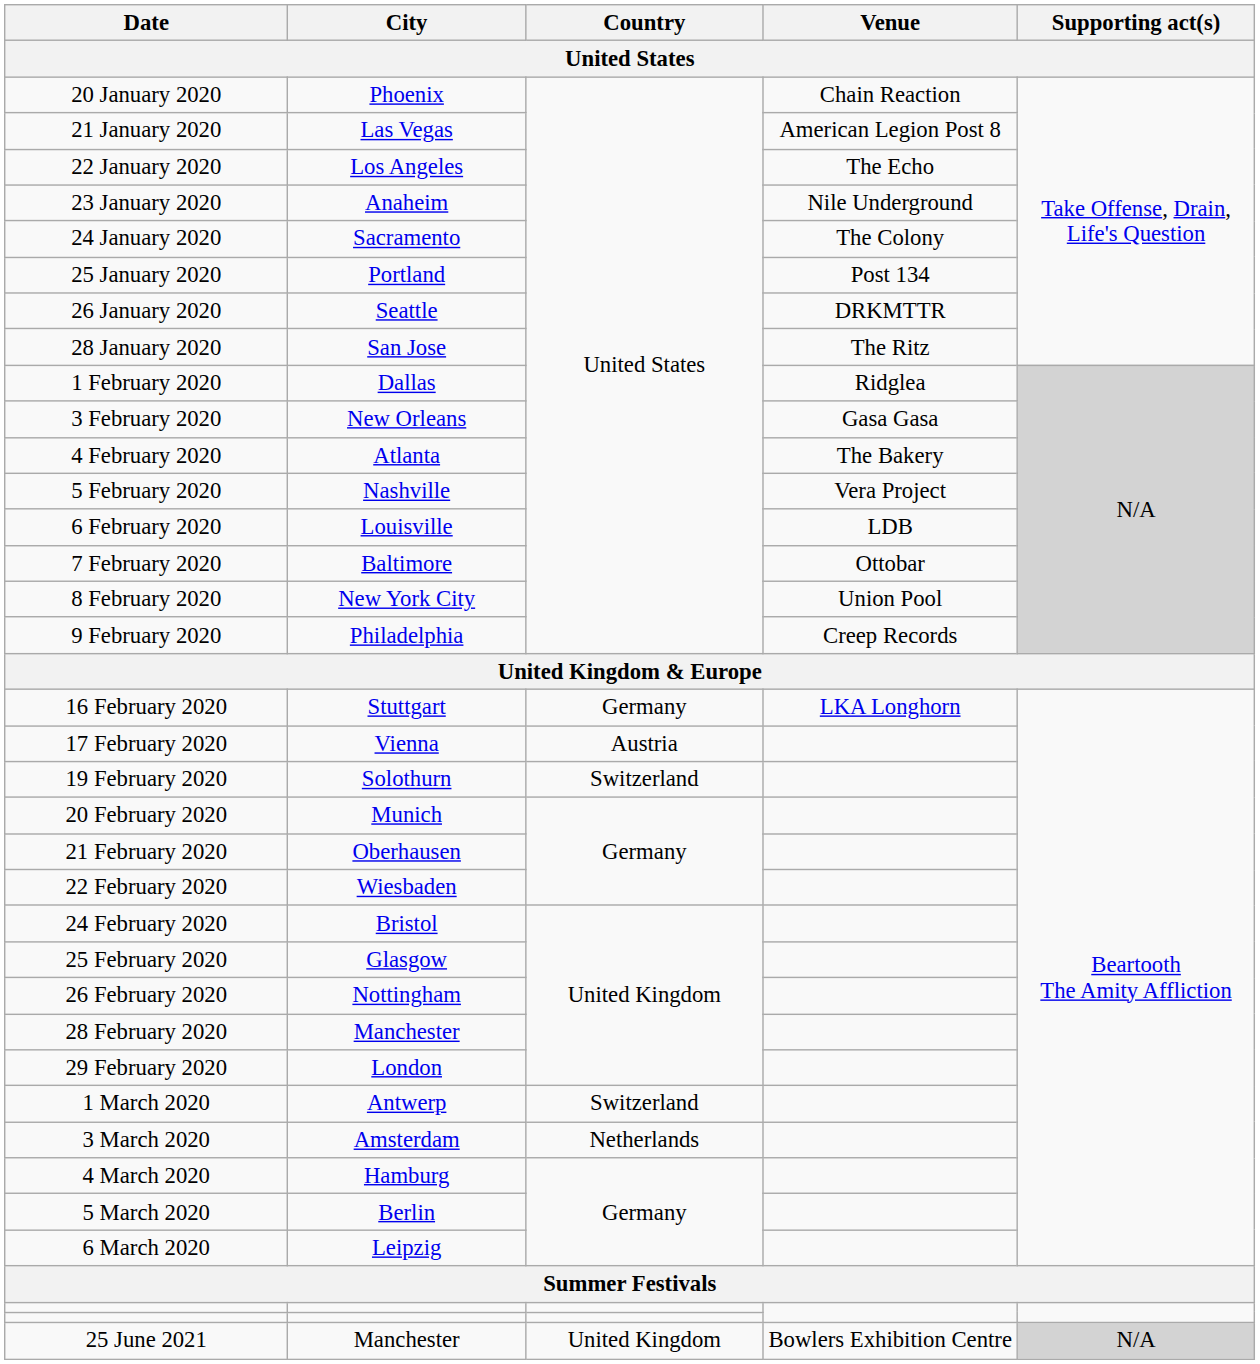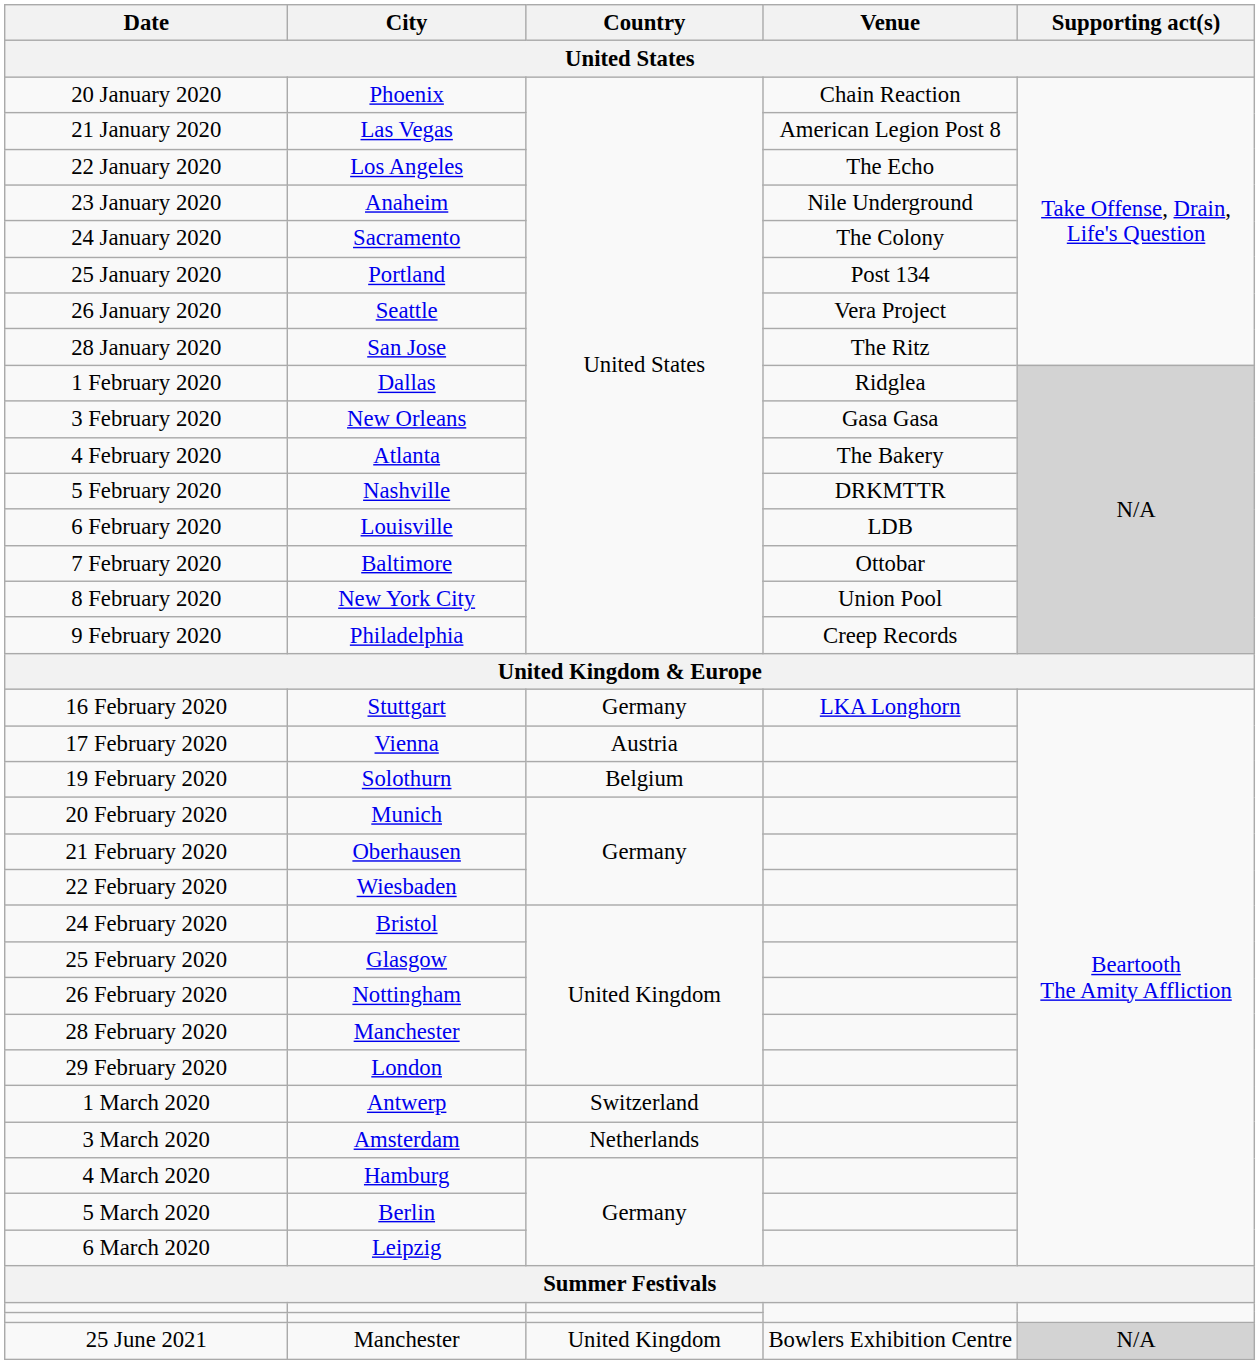(890, 310) DRKMTTR -> (890, 310) Vera Project
(890, 490) Vera Project -> (890, 490) DRKMTTR
(644, 779) Switzerland -> (644, 779) Belgium
